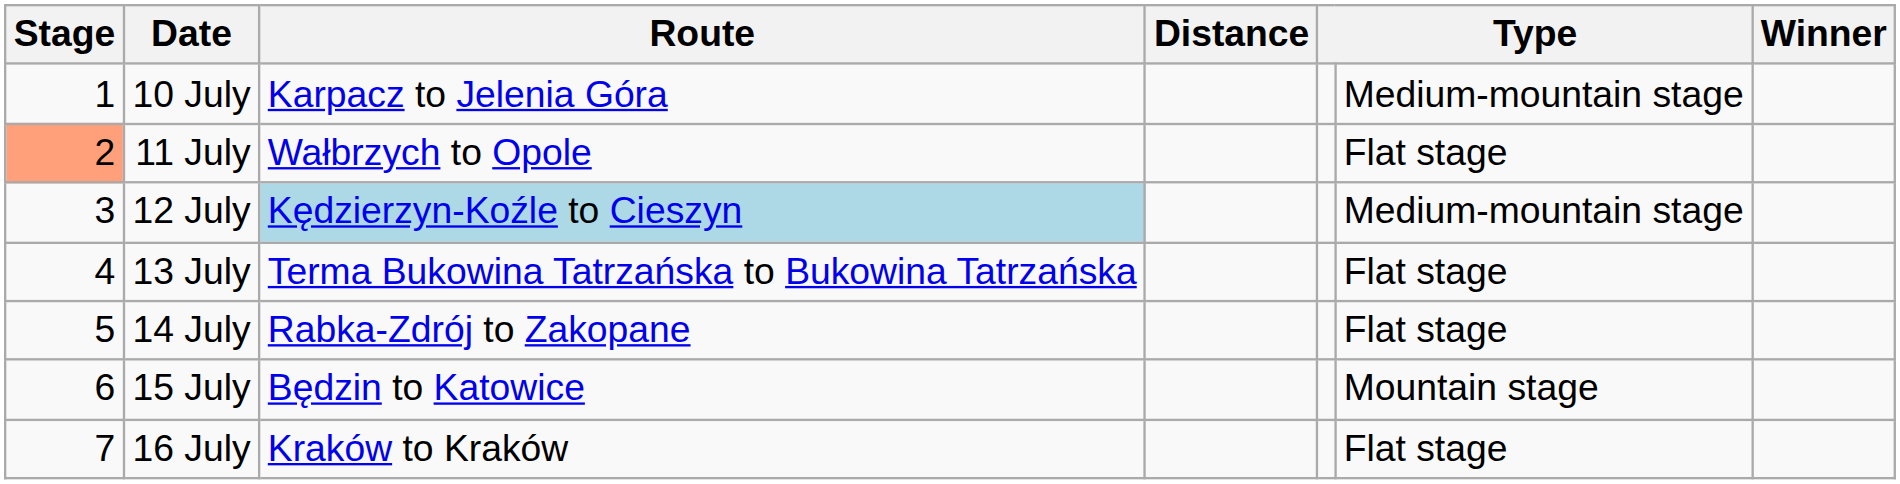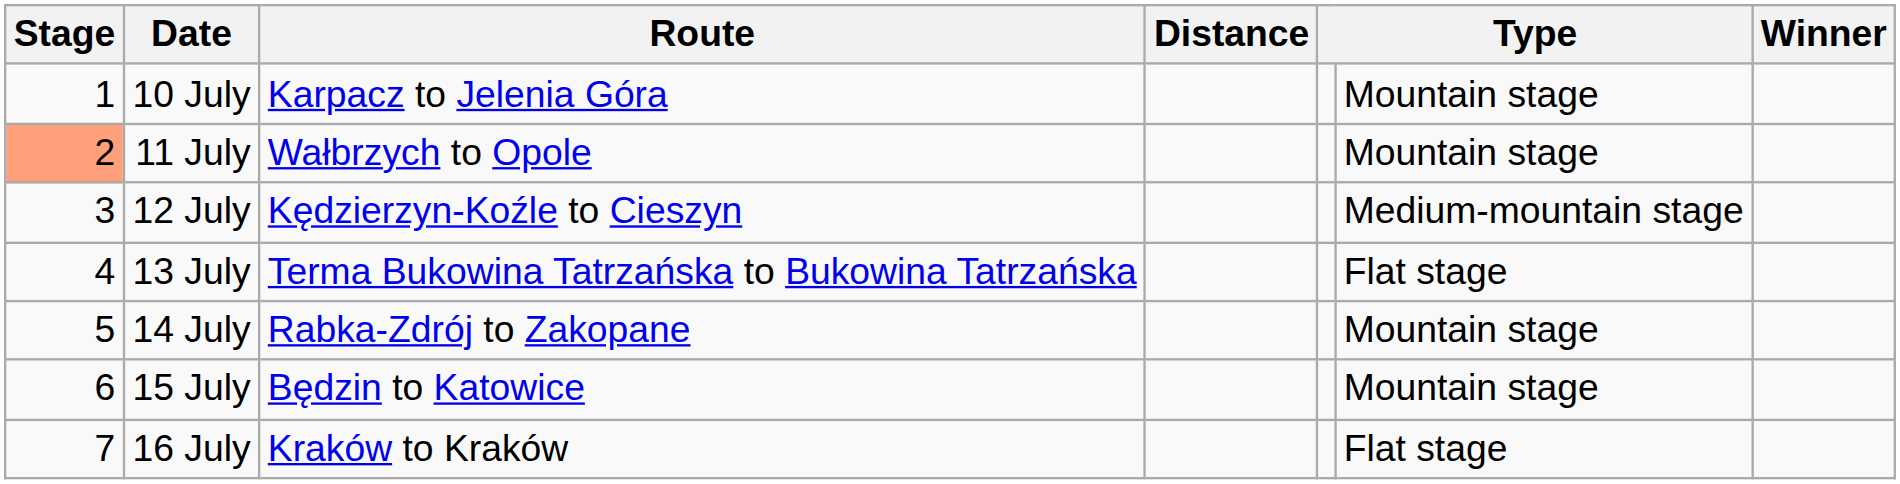(1544, 93) Medium-mountain stage -> (1471, 93) Mountain stage
(1426, 152) Flat stage -> (1471, 152) Mountain stage
(505, 211) lightblue background -> (505, 211) no background
(1426, 329) Flat stage -> (1471, 329) Mountain stage
